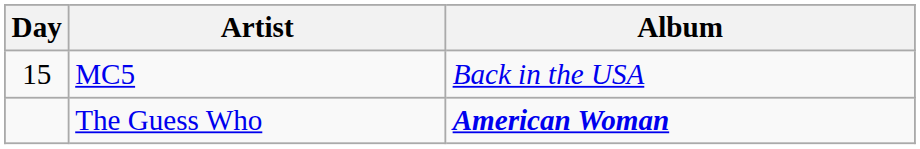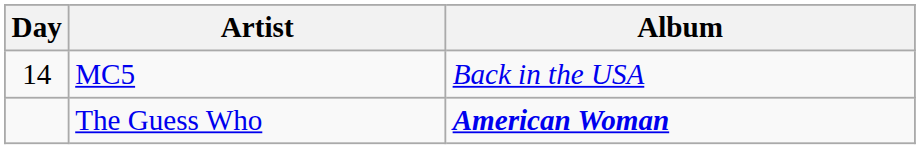(37, 73) 15 -> (37, 73) 14
